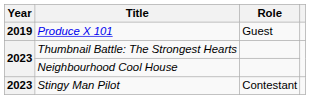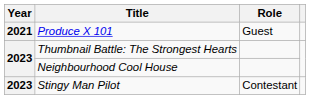(20, 31) 2019 -> (20, 31) 2021
